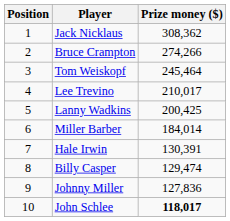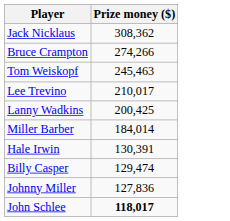- column: (28, 14)
(182, 71) 245,464 -> (134, 71) 245,463
